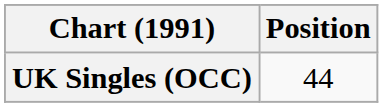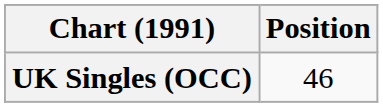(318, 76) 44 -> (318, 76) 46
